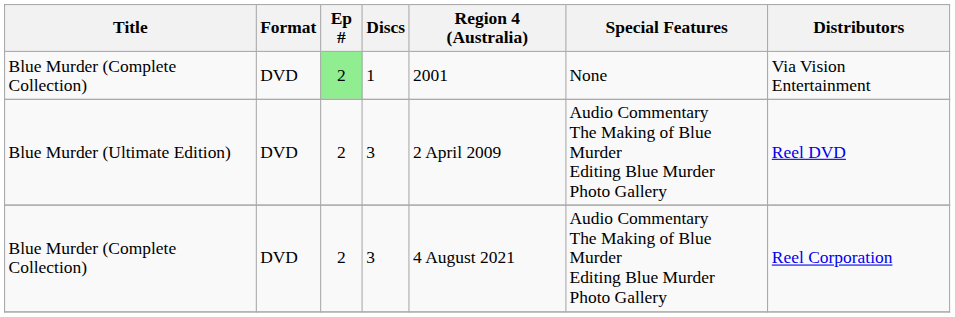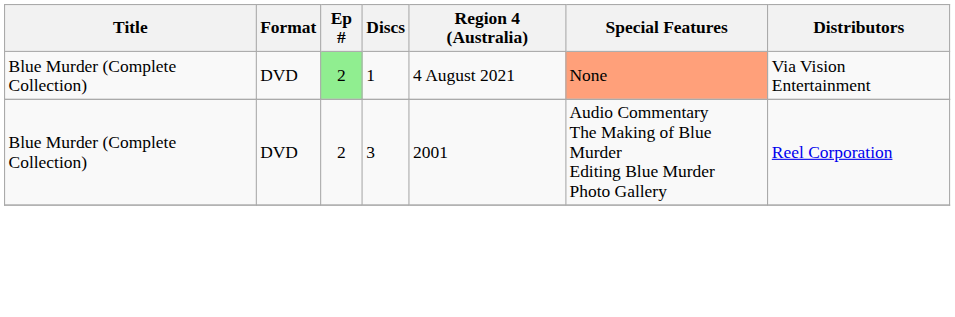(431, 75) 2001 -> (464, 75) 4 August 2021
(588, 75) no background -> (588, 75) lightsalmon background
- row: (120, 152)
(464, 258) 4 August 2021 -> (431, 152) 2001
